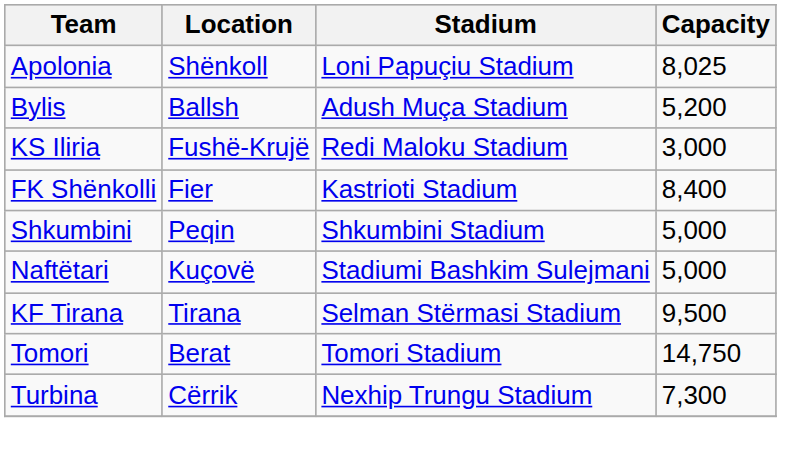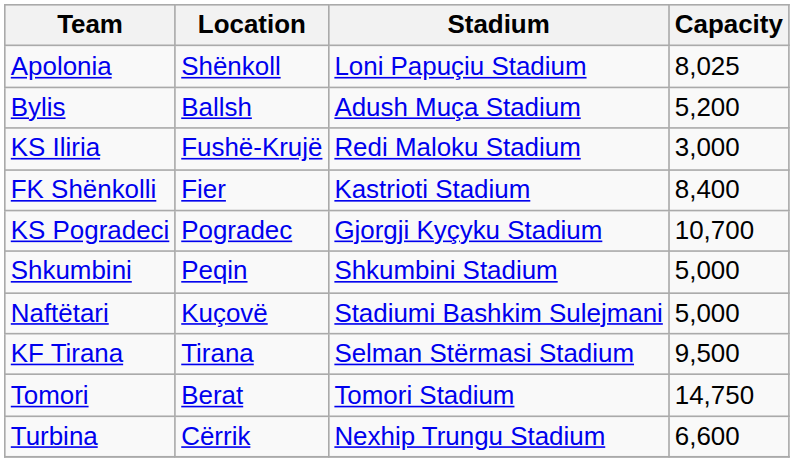+ row: (90, 230)
(694, 395) 7,300 -> (707, 436) 6,600
